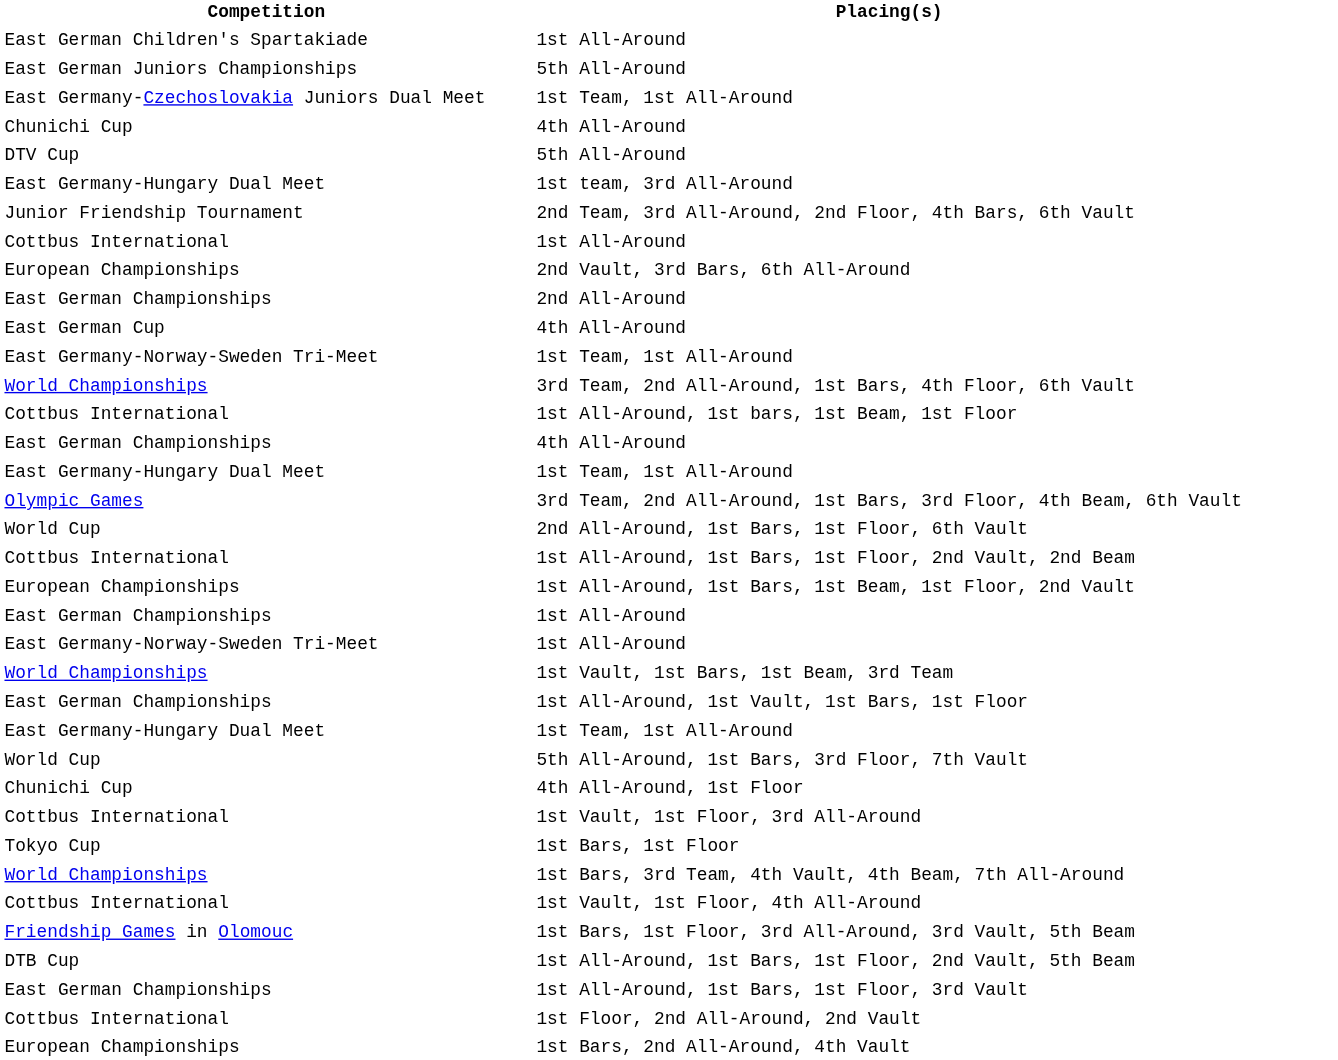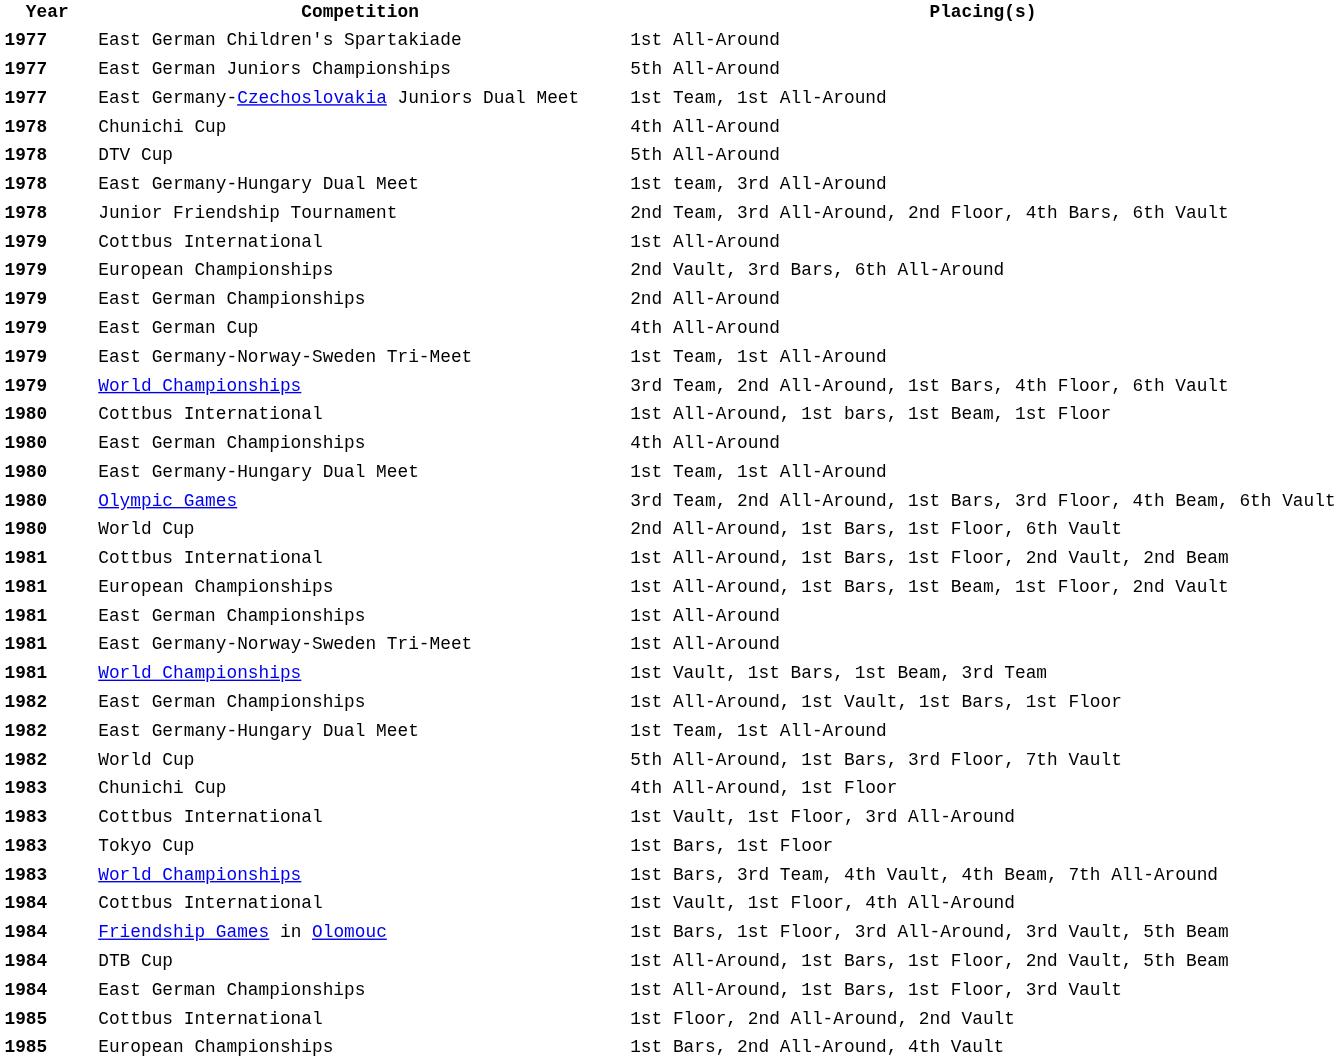+ column: (47, 12)
